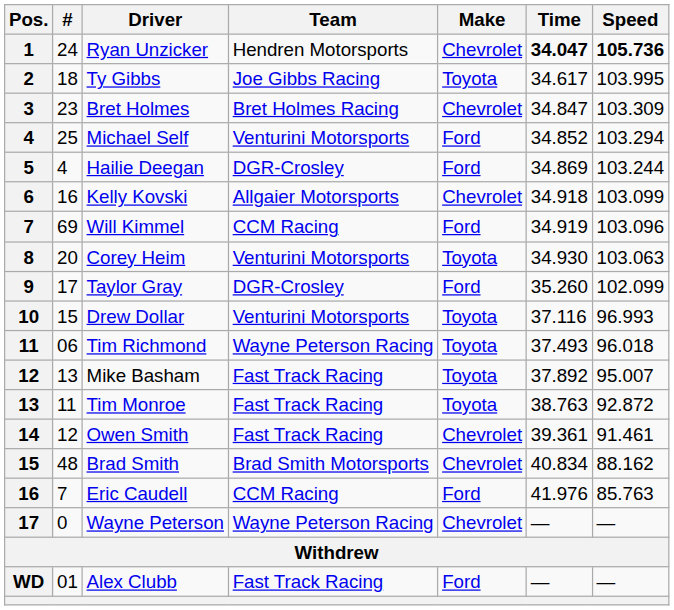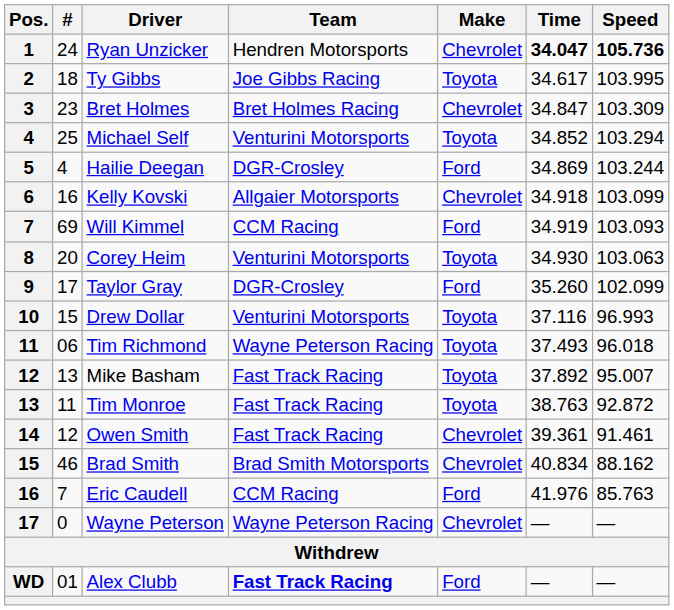(461, 138) Ford -> (470, 138) Toyota
(630, 227) 103.096 -> (630, 227) 103.093
(67, 464) 48 -> (67, 464) 46
(308, 582) normal -> (313, 582) bold
